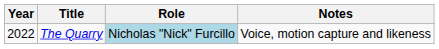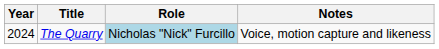(21, 33) 2022 -> (21, 33) 2024
